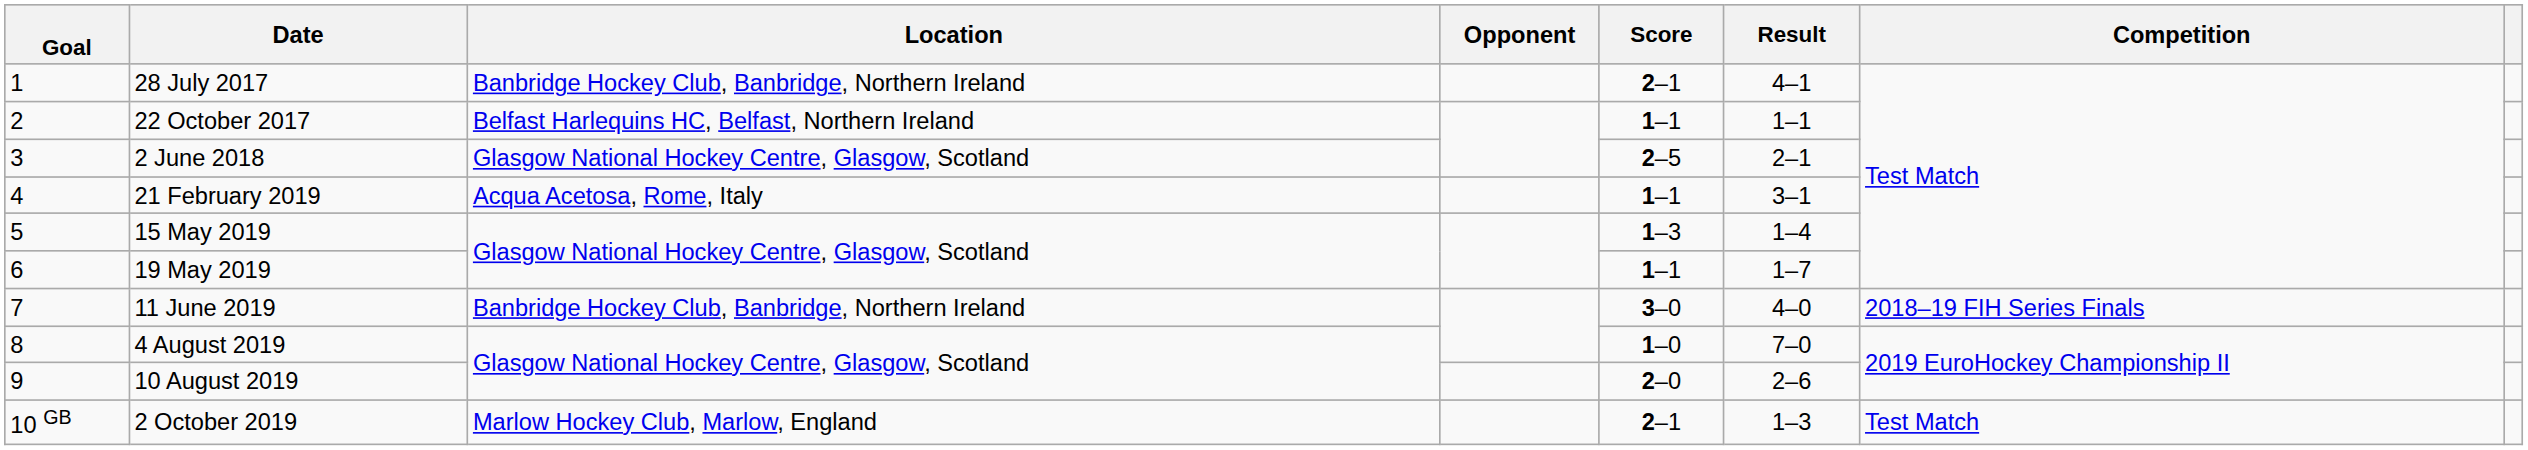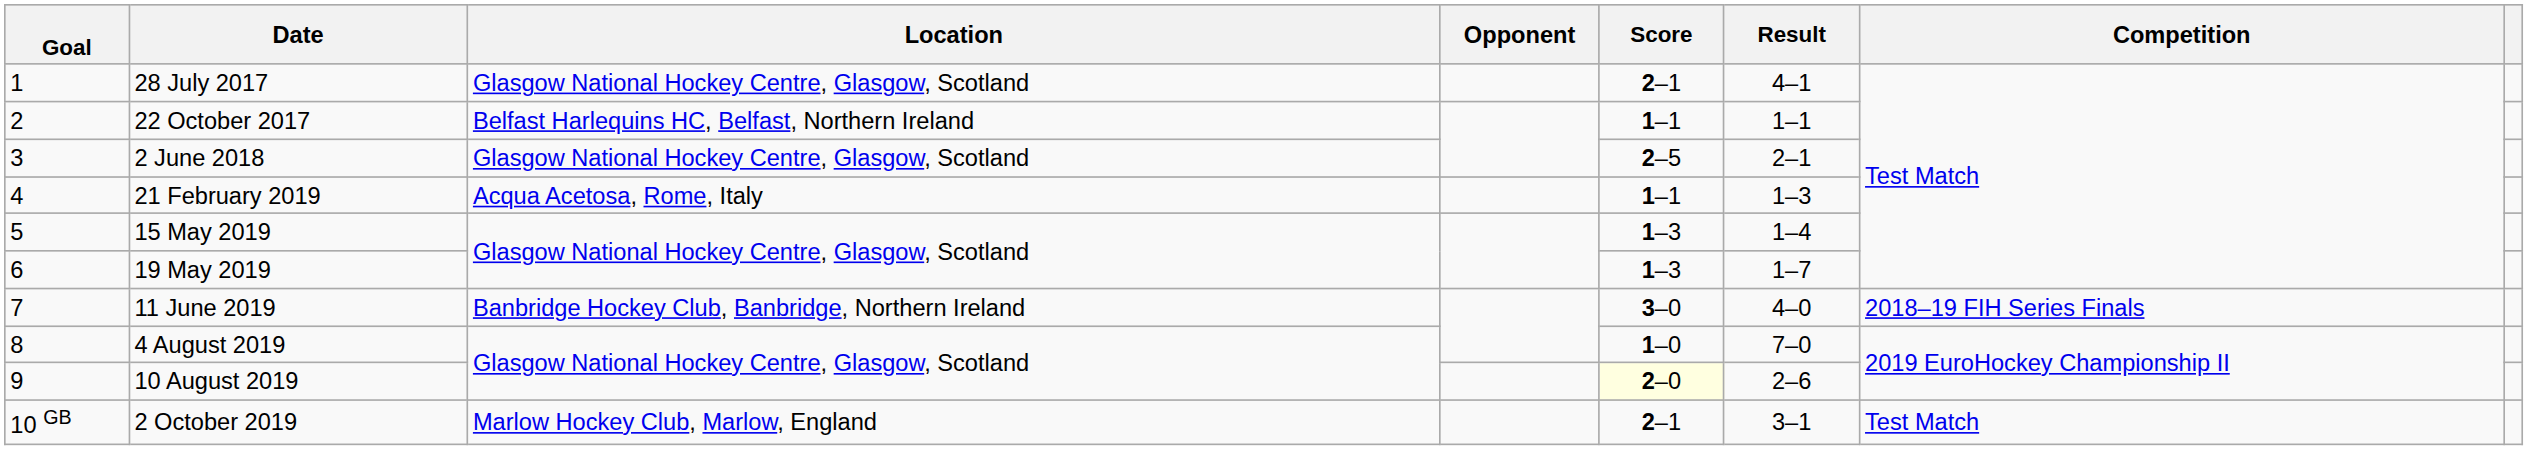(749, 84) Banbridge Hockey Club, Banbridge, Northern Ireland -> (751, 84) Glasgow National Hockey Centre, Glasgow, Scotland
(1792, 196) 3–1 -> (1792, 196) 1–3
(1661, 270) 1–1 -> (1661, 270) 1–3
(1661, 382) no background -> (1661, 382) lightyellow background
(1792, 423) 1–3 -> (1792, 423) 3–1
